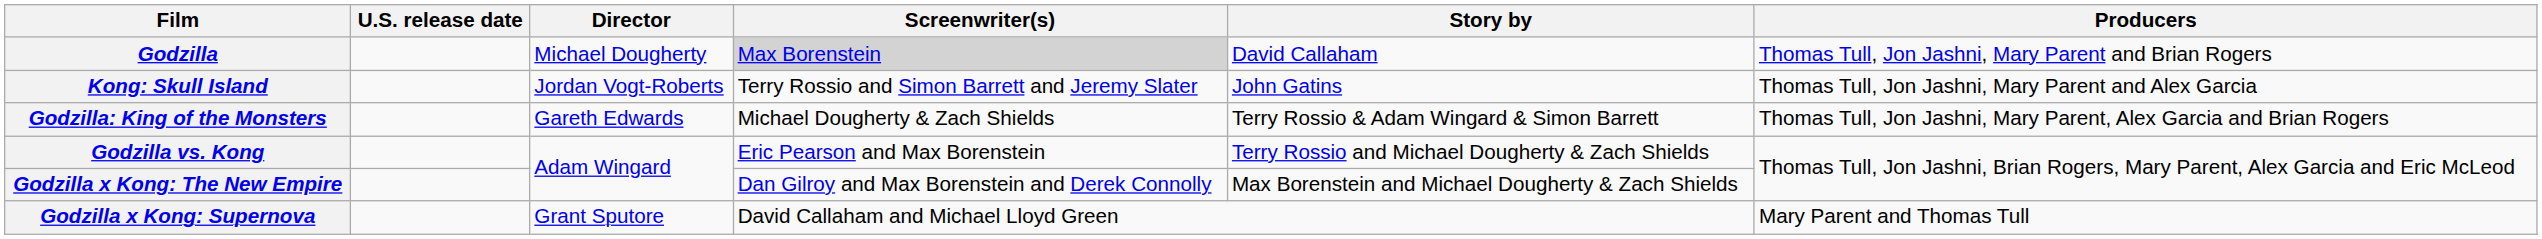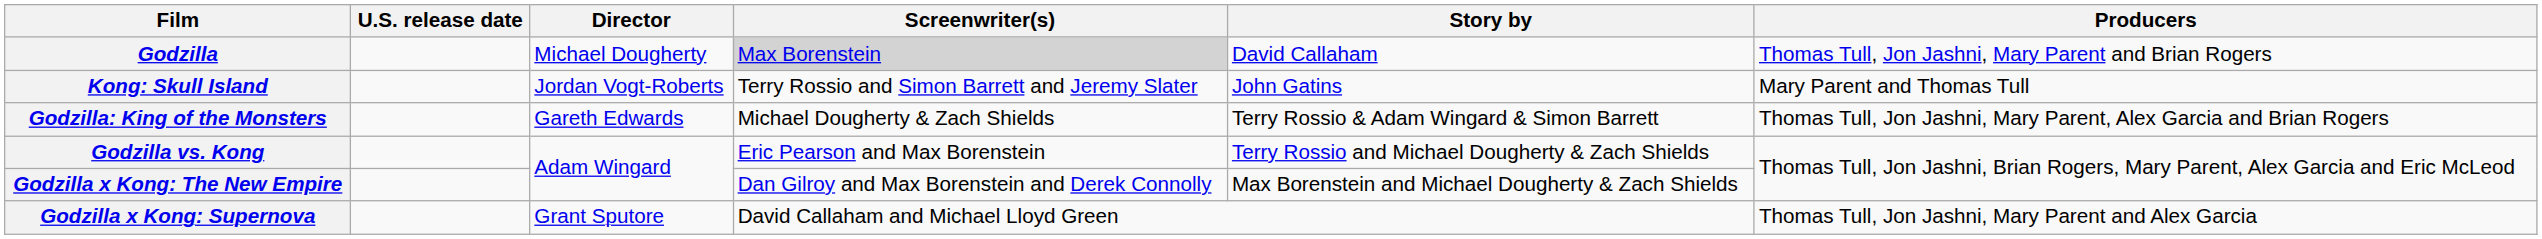(2008, 86) Thomas Tull, Jon Jashni, Mary Parent and Alex Garcia -> (1894, 86) Mary Parent and Thomas Tull
(1894, 217) Mary Parent and Thomas Tull -> (2008, 217) Thomas Tull, Jon Jashni, Mary Parent and Alex Garcia
